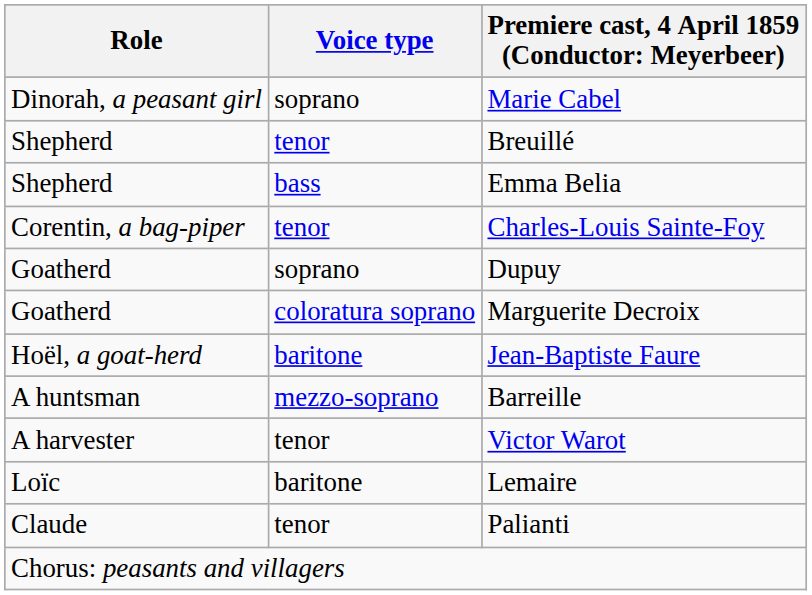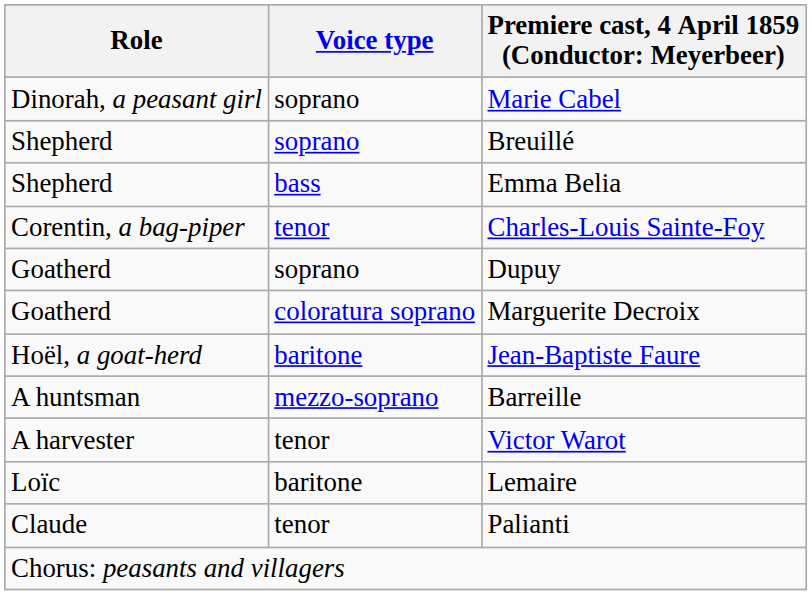(302, 141) tenor -> (317, 141) soprano
